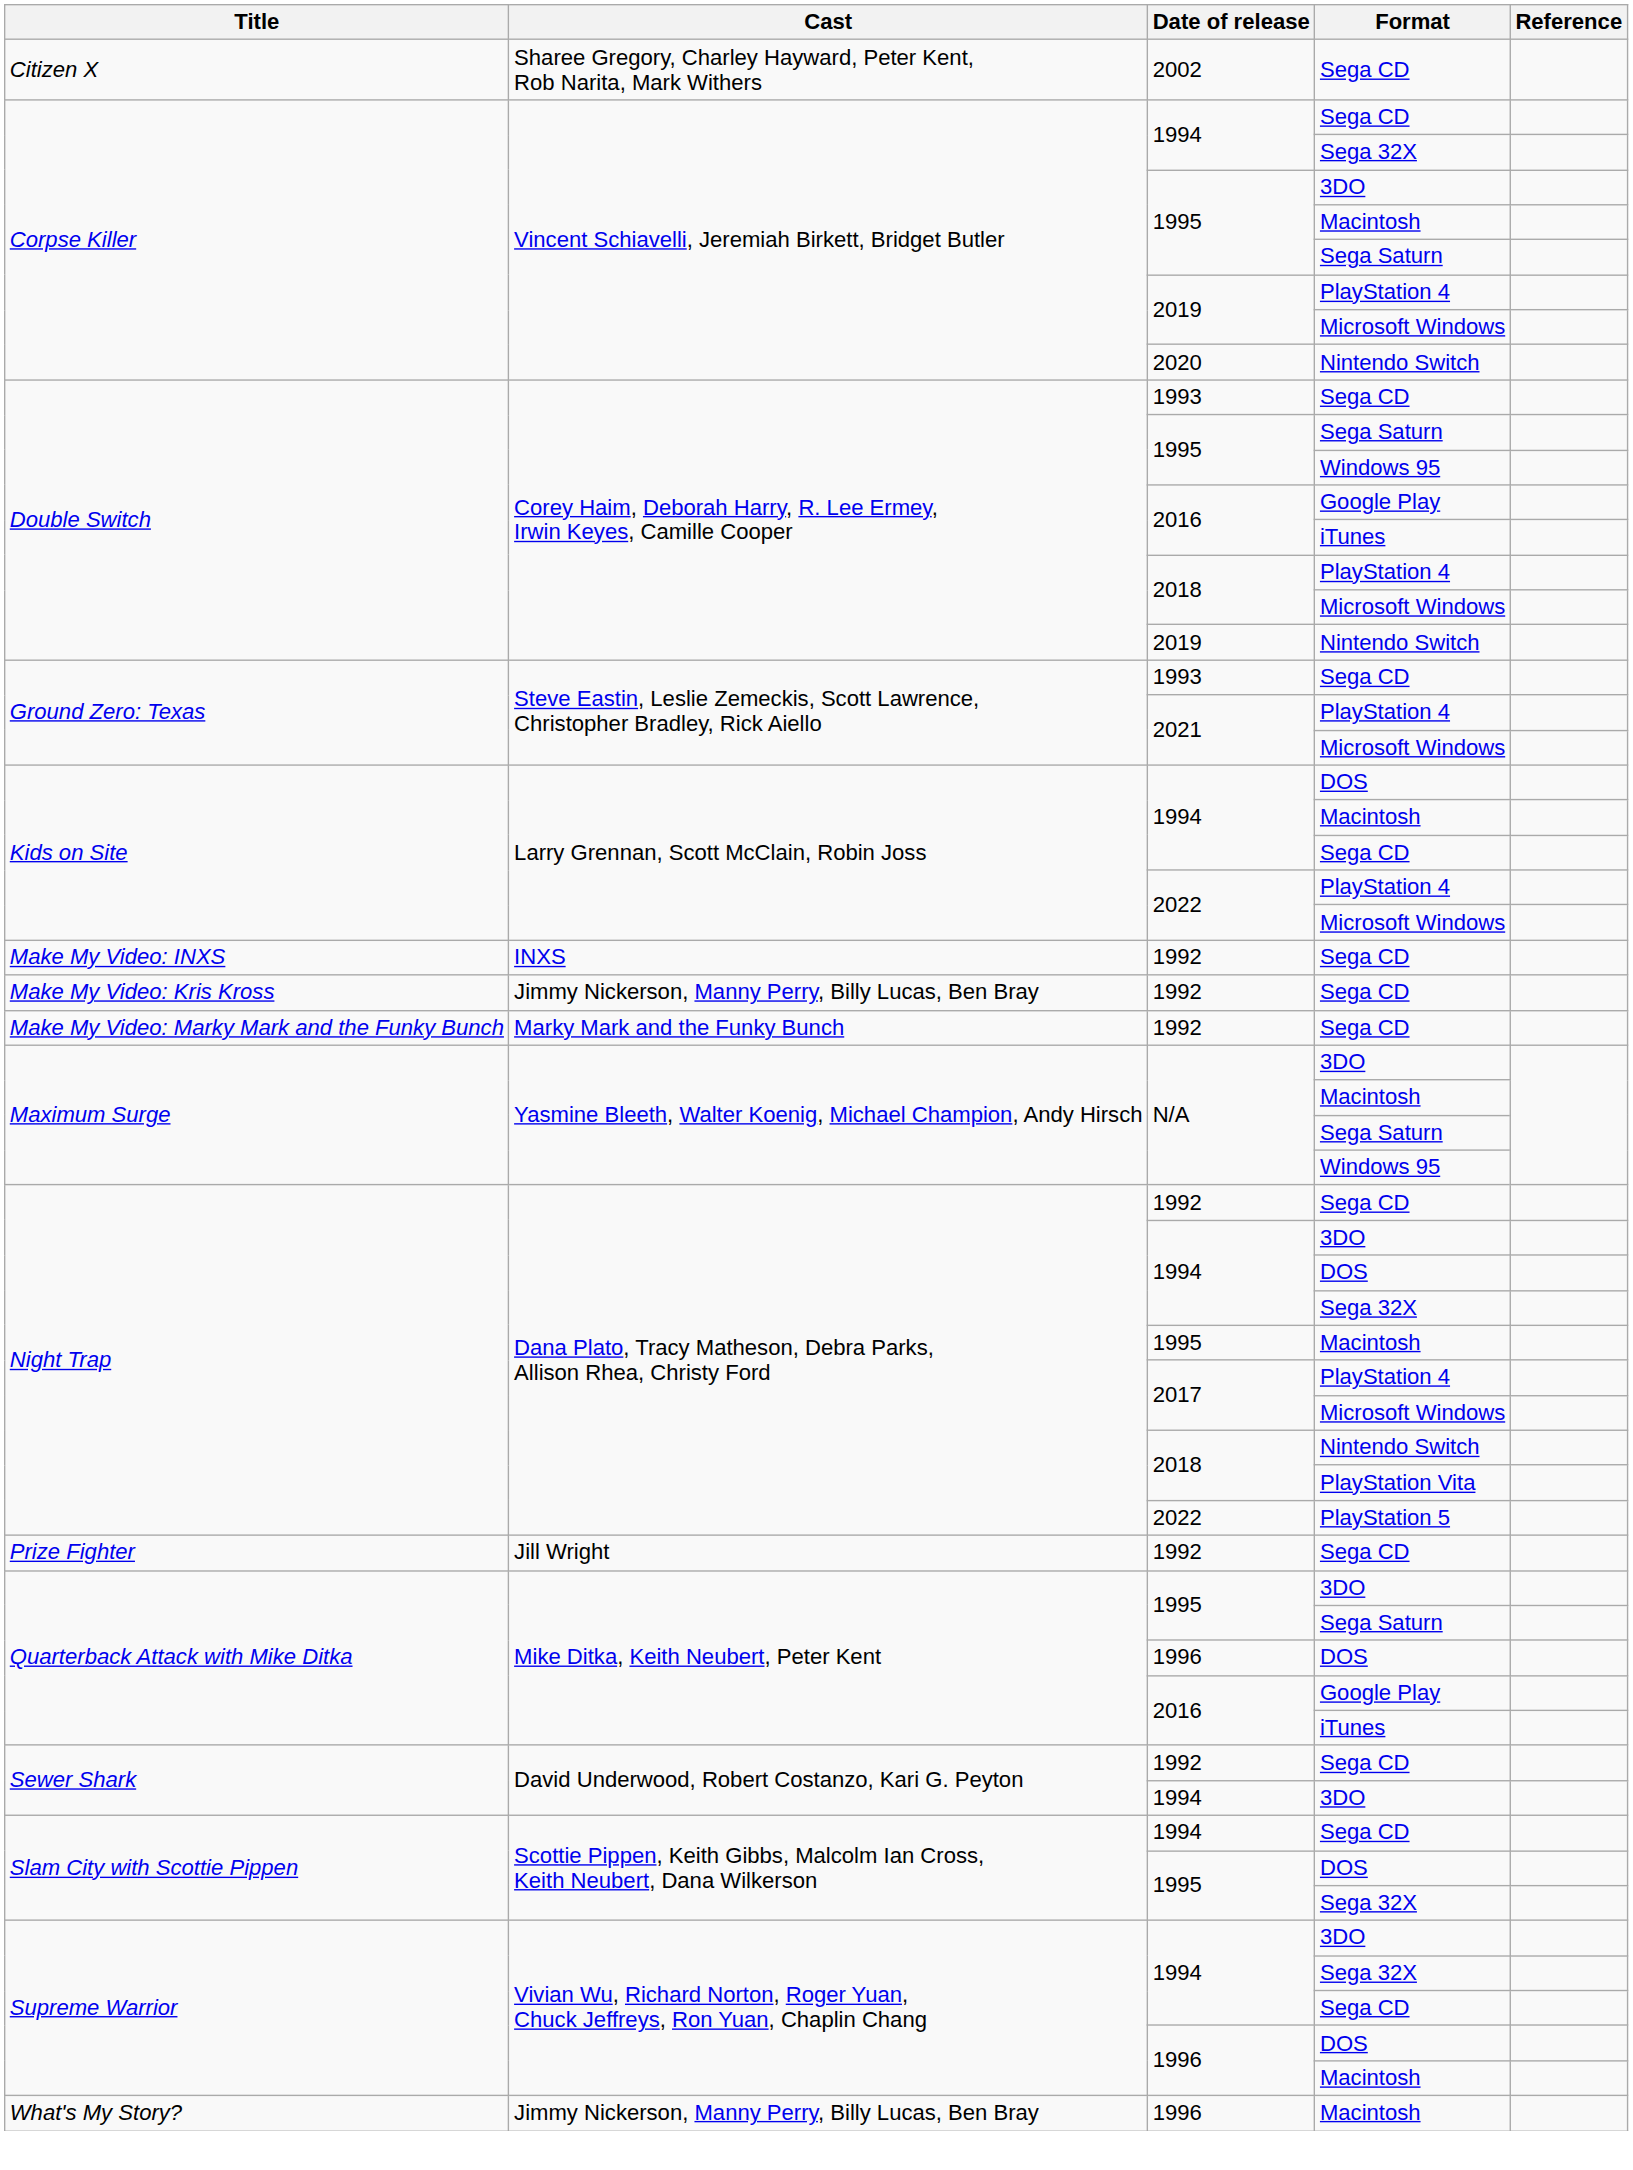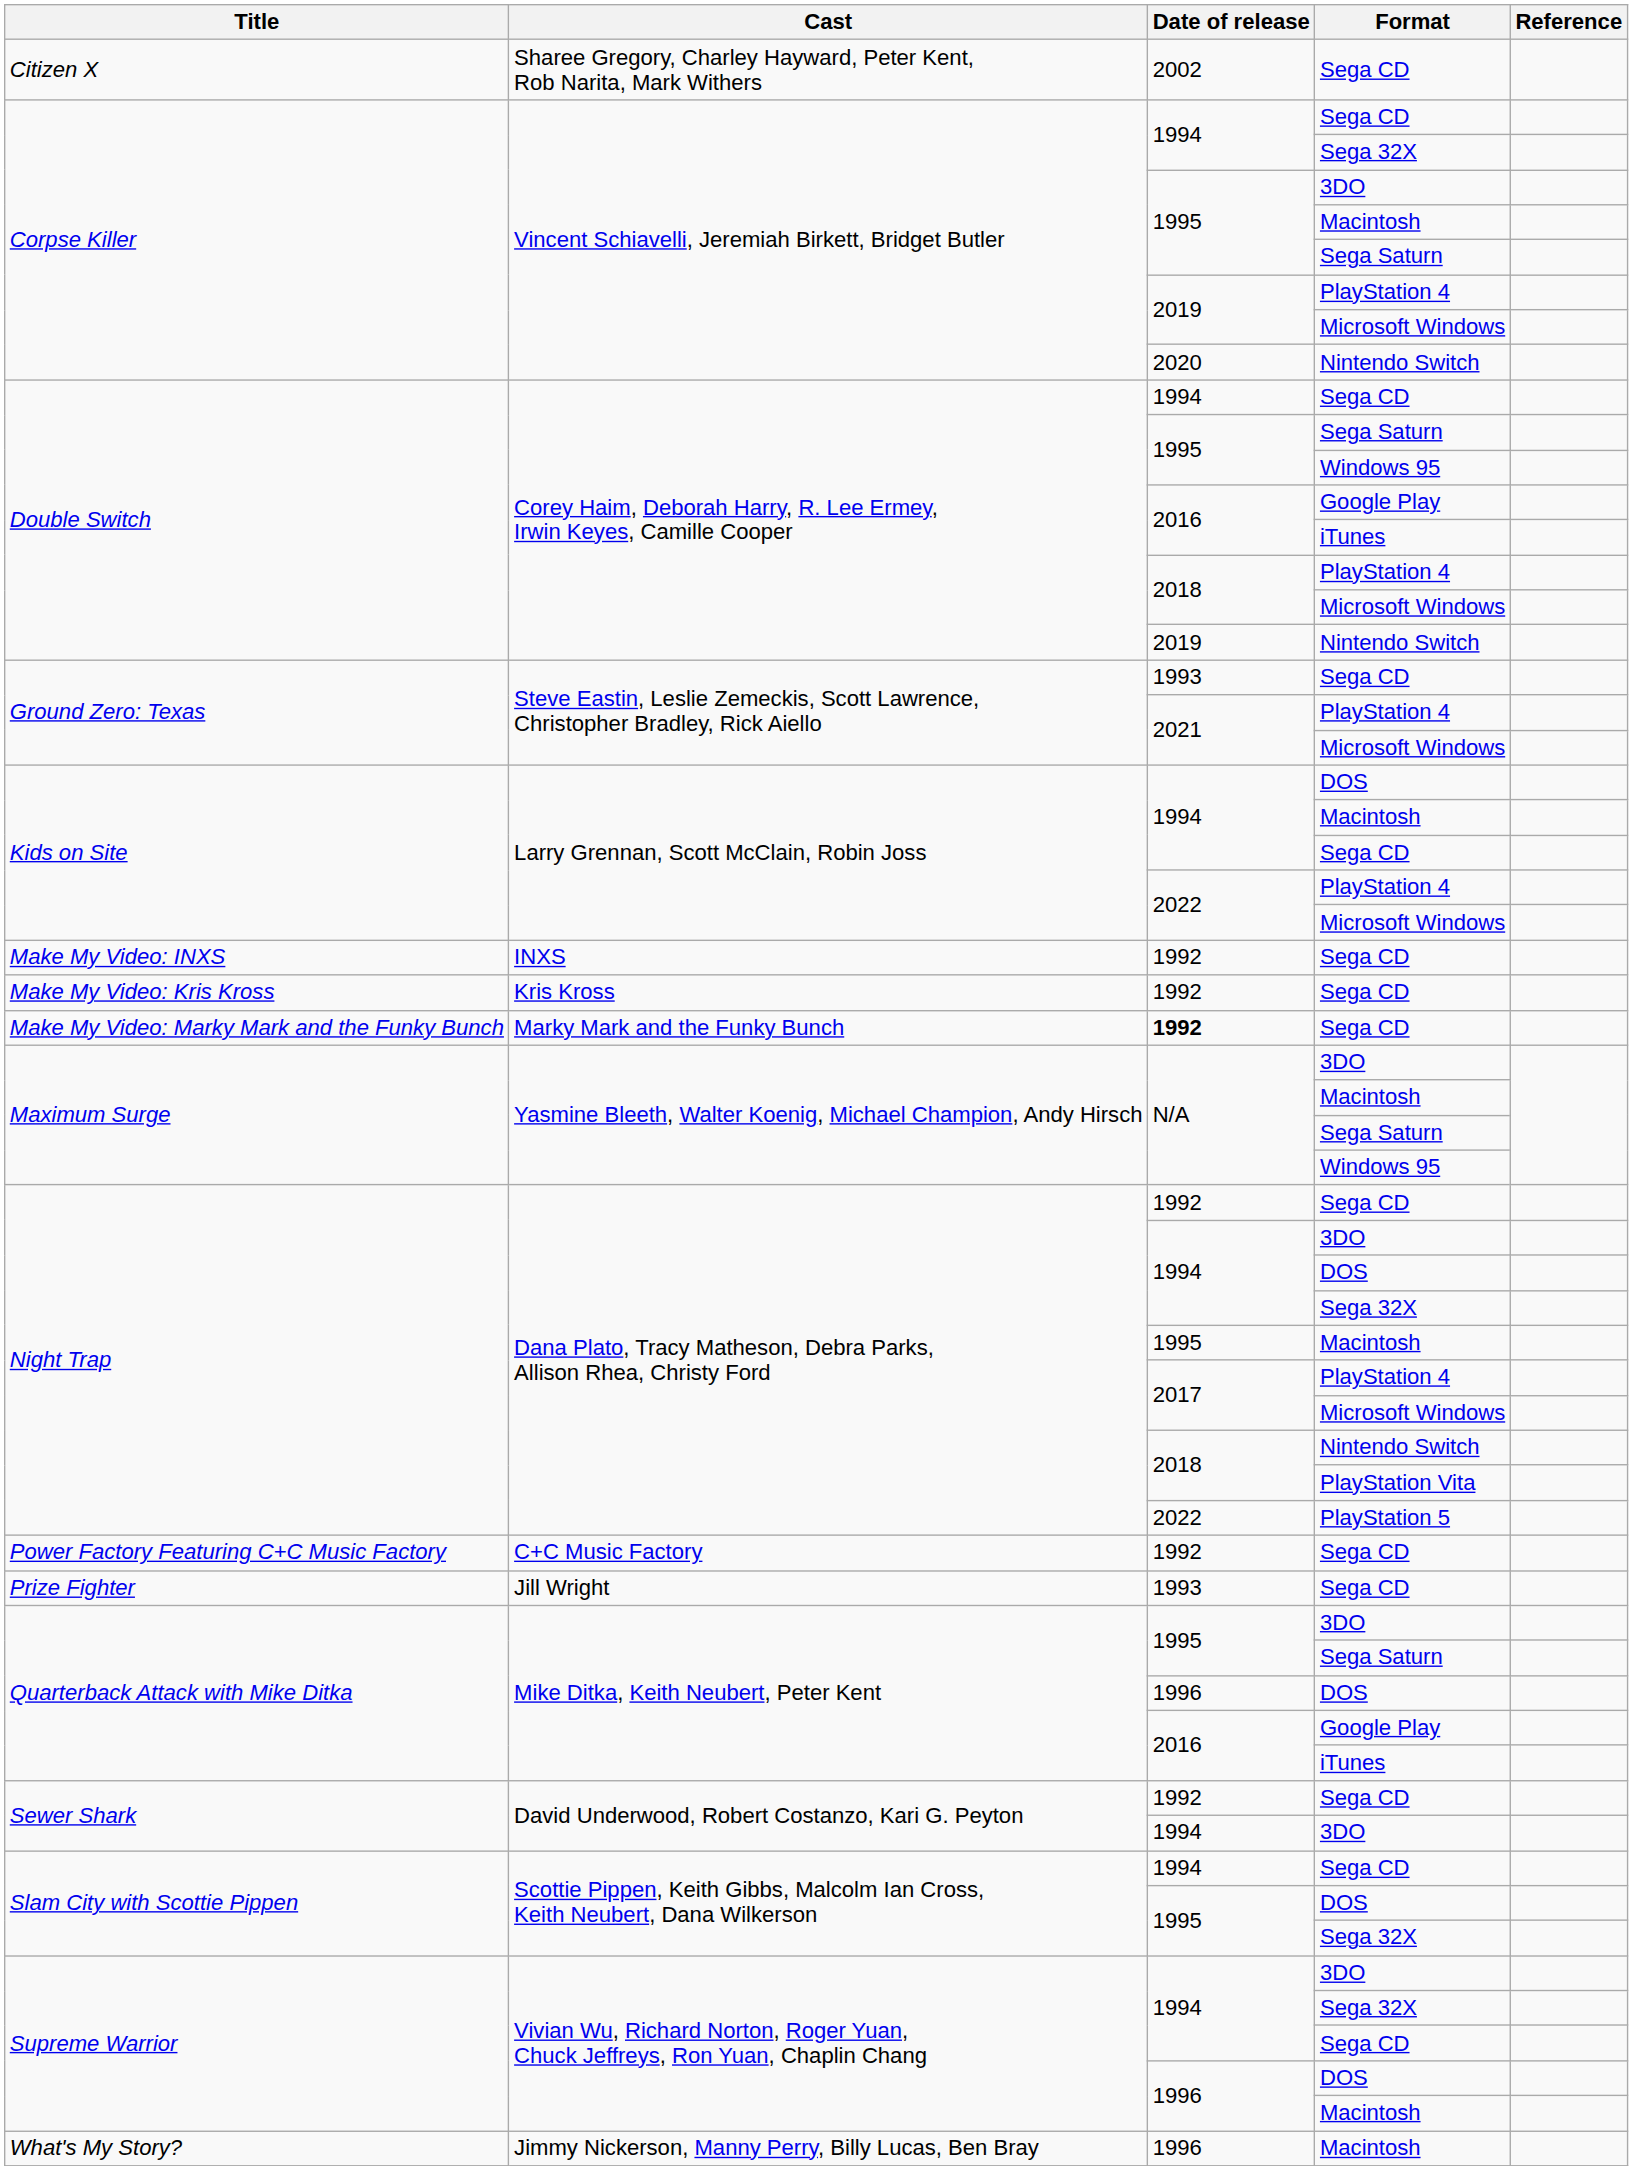(1177, 397) 1993 -> (1177, 397) 1994
(776, 992) Jimmy Nickerson, Manny Perry, Billy Lucas, Ben Bray -> (564, 992) Kris Kross
(1177, 1027) normal -> (1177, 1027) bold
+ row: (228, 1552)
(1177, 1552) 1992 -> (1177, 1587) 1993
